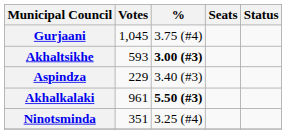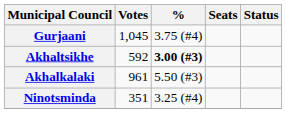(138, 56) 593 -> (138, 56) 592
- row: (60, 77)
(178, 98) bold -> (178, 77) normal
